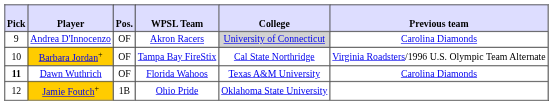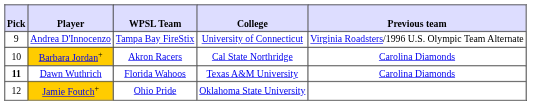- column: (124, 23)
(177, 39) Akron Racers -> (155, 39) Tampa Bay FireStix
(274, 39) lightgrey background -> (252, 39) no background
(439, 39) Carolina Diamonds -> (417, 39) Virginia Roadsters/1996 U.S. Olympic Team Alternate
(177, 56) Tampa Bay FireStix -> (155, 56) Akron Racers
(439, 56) Virginia Roadsters/1996 U.S. Olympic Team Alternate -> (417, 56) Carolina Diamonds
